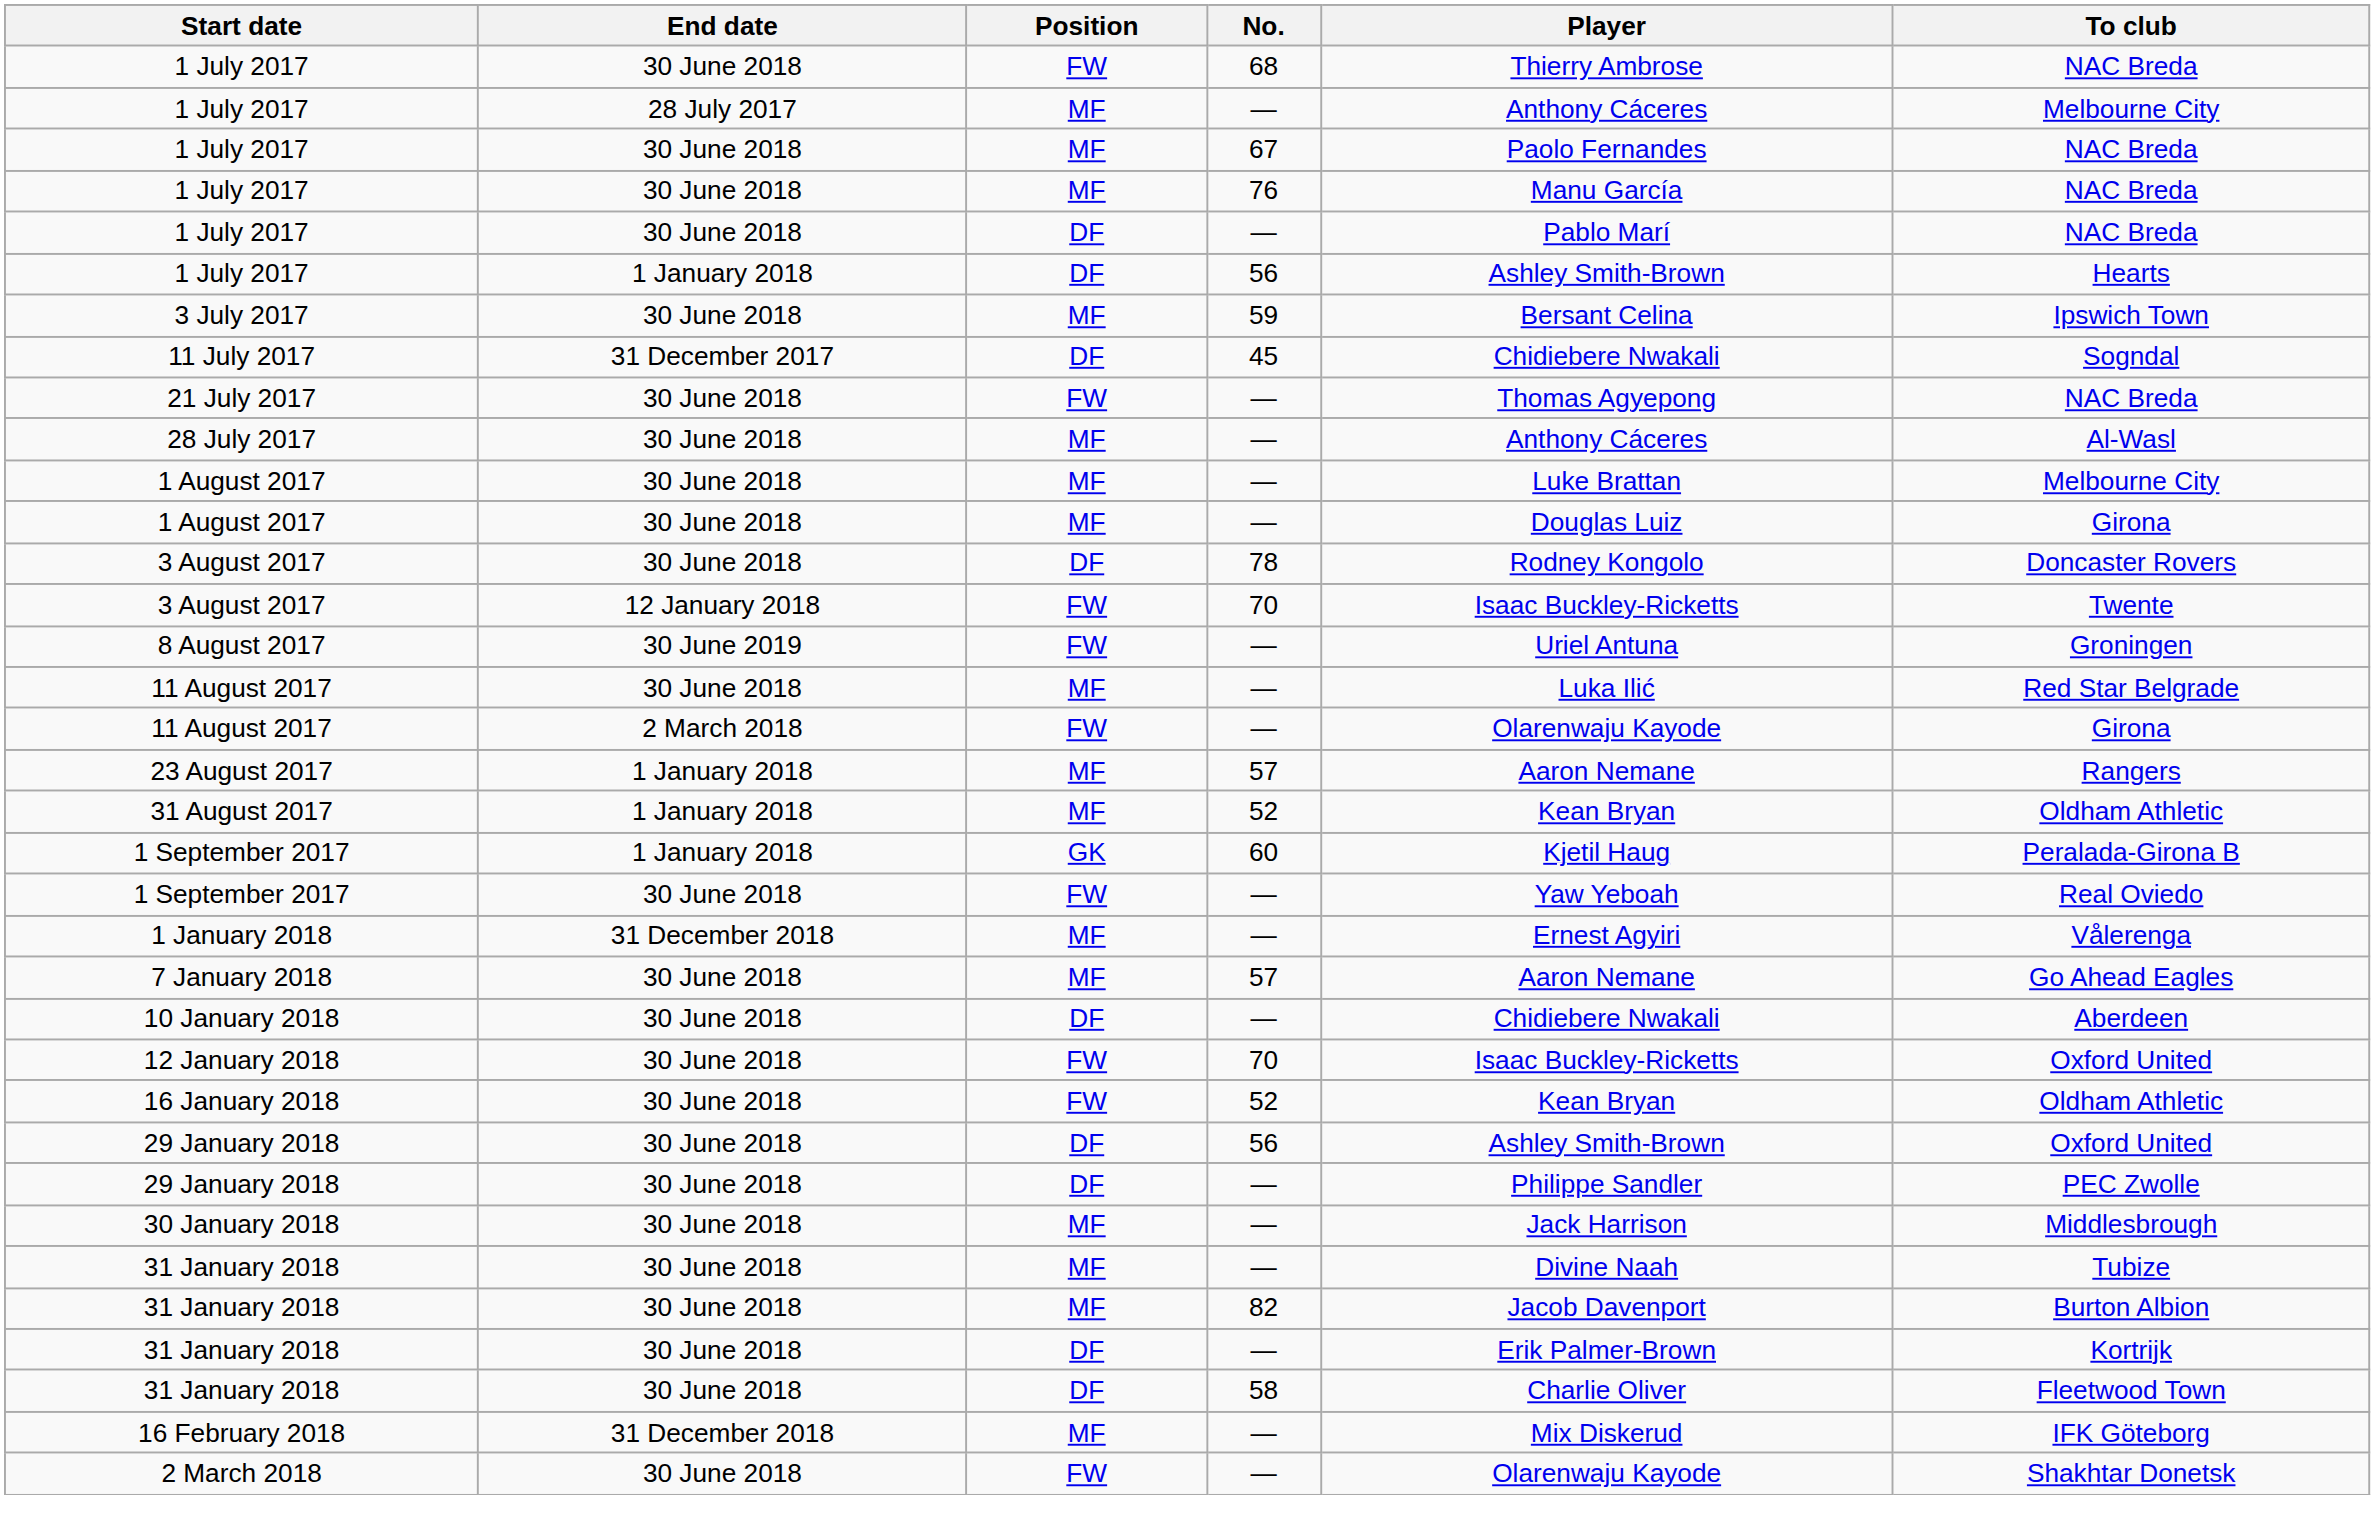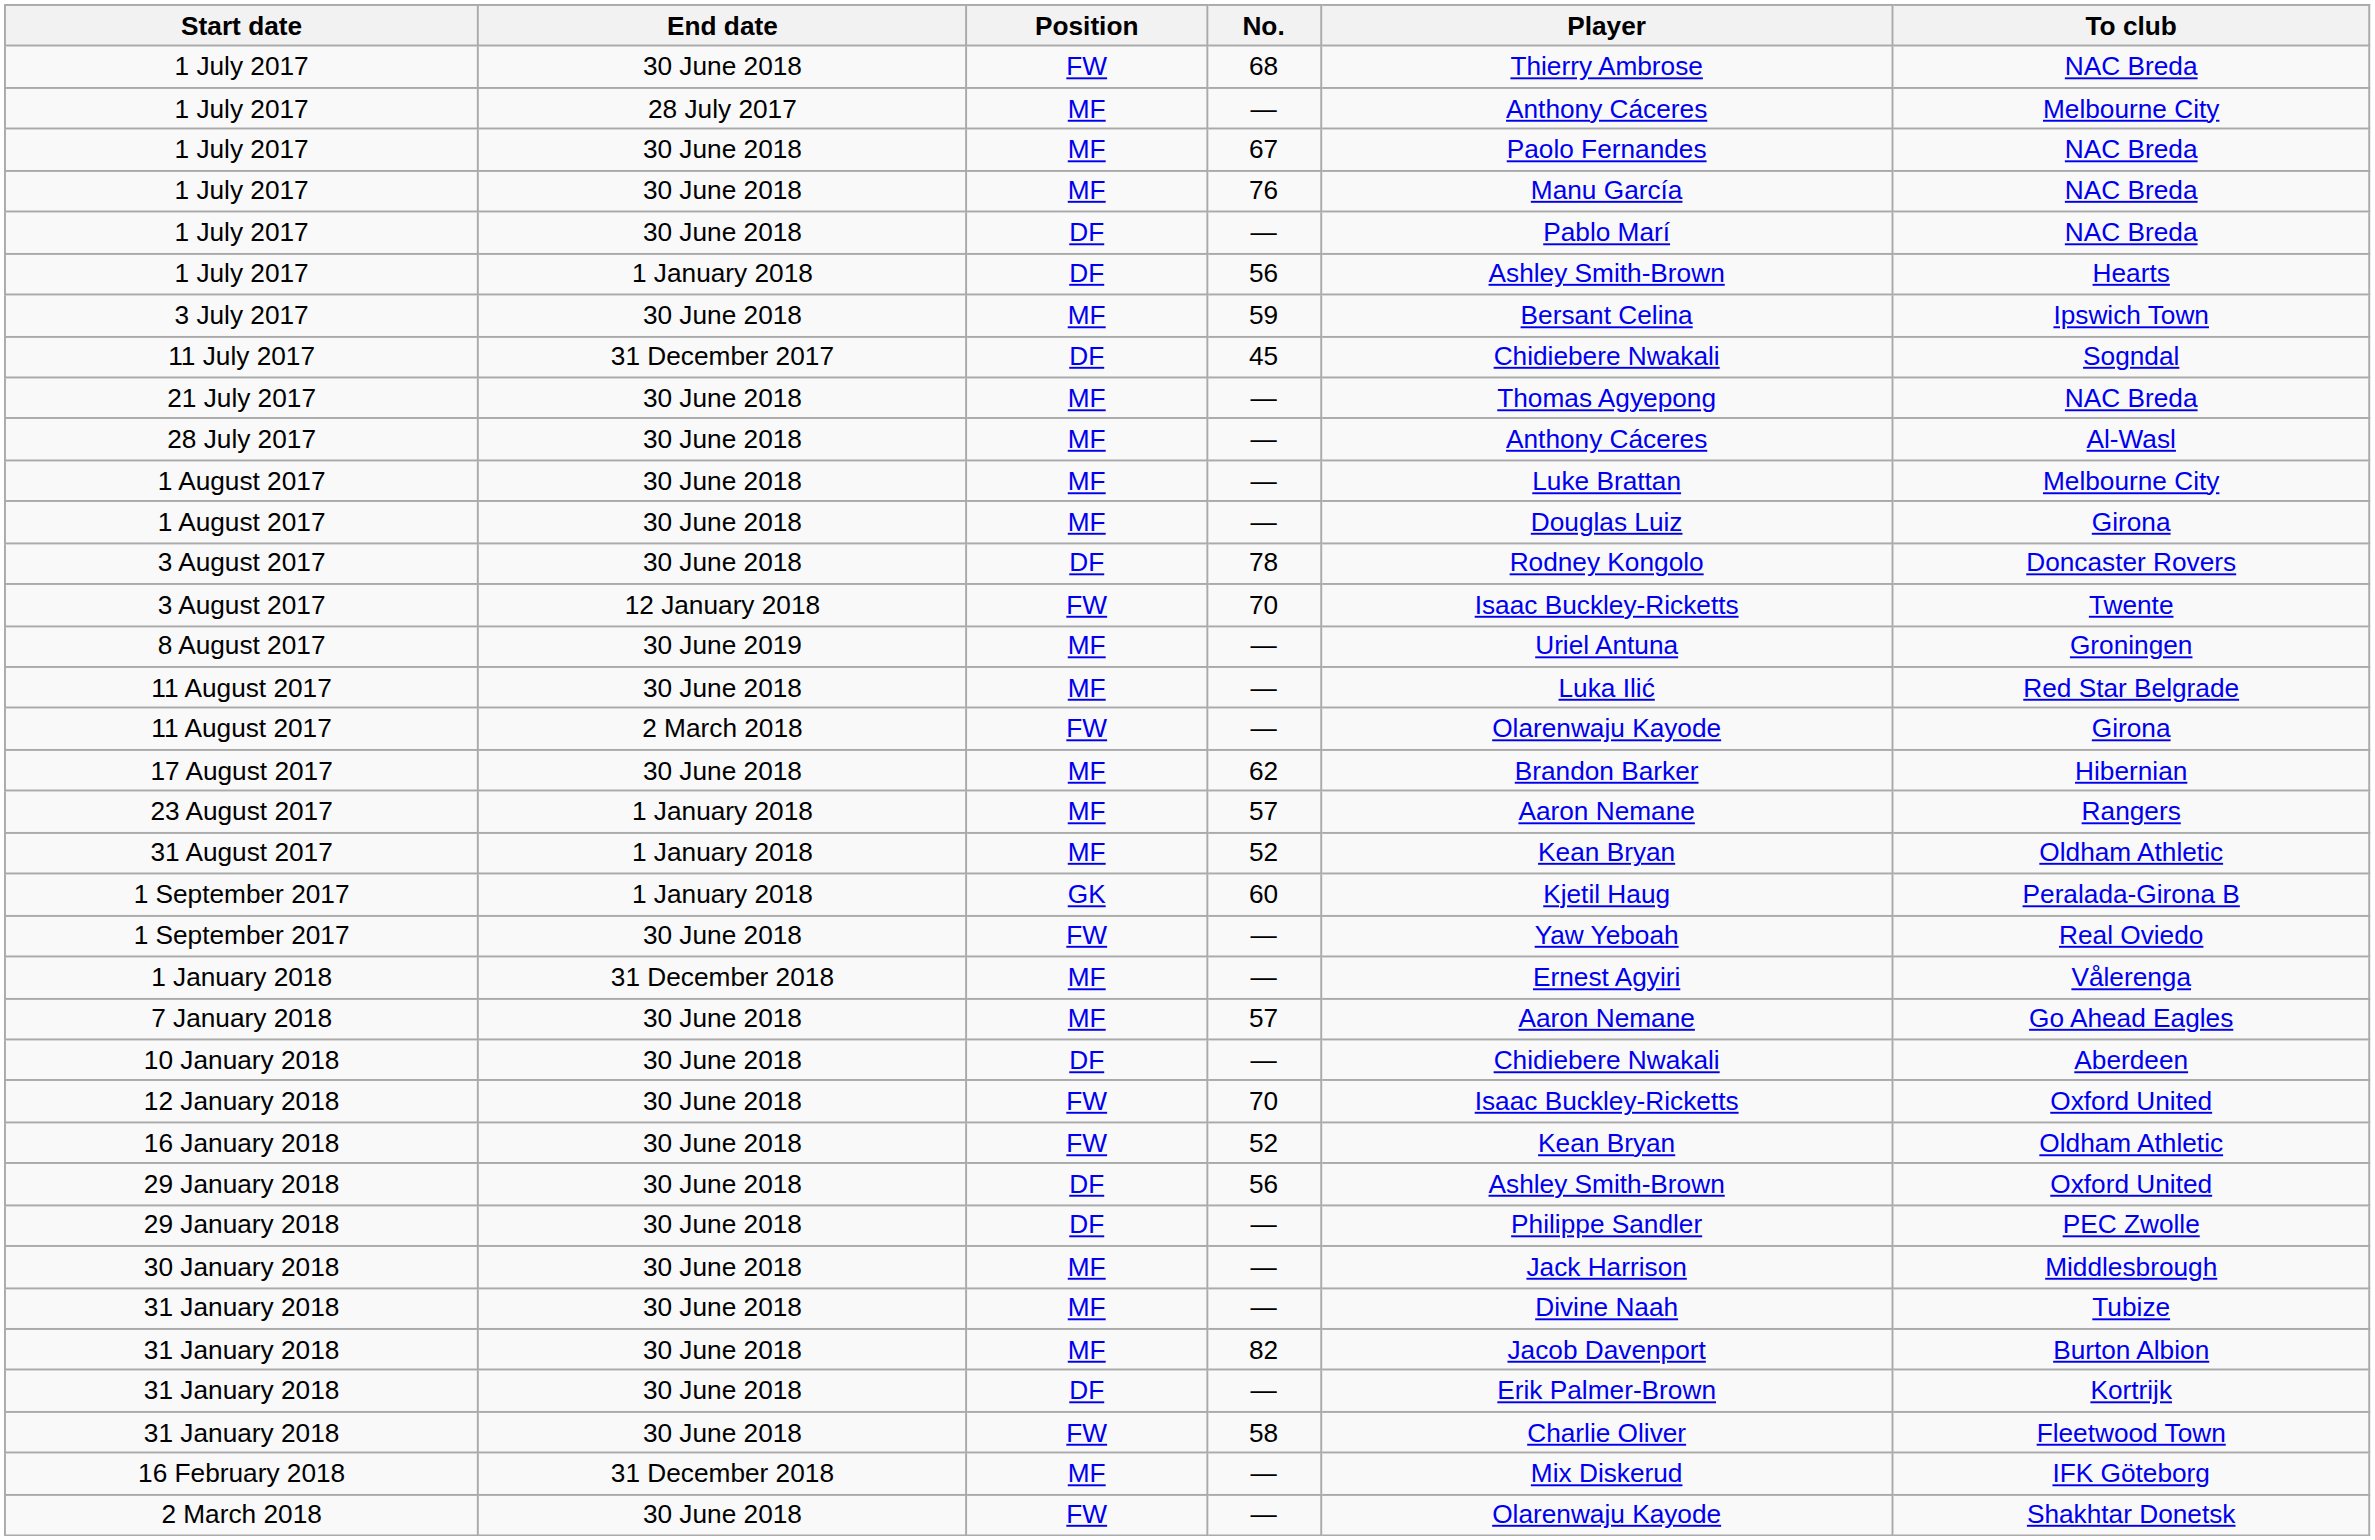(1087, 398) FW -> (1087, 398) MF
(1087, 646) FW -> (1087, 646) MF
+ row: (242, 770)
(1087, 1391) DF -> (1087, 1432) FW
